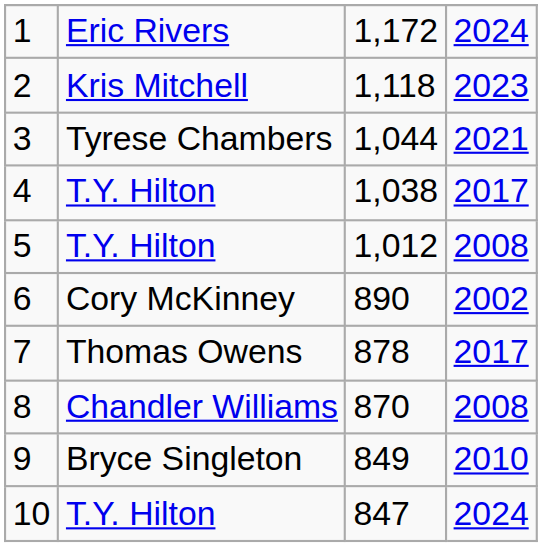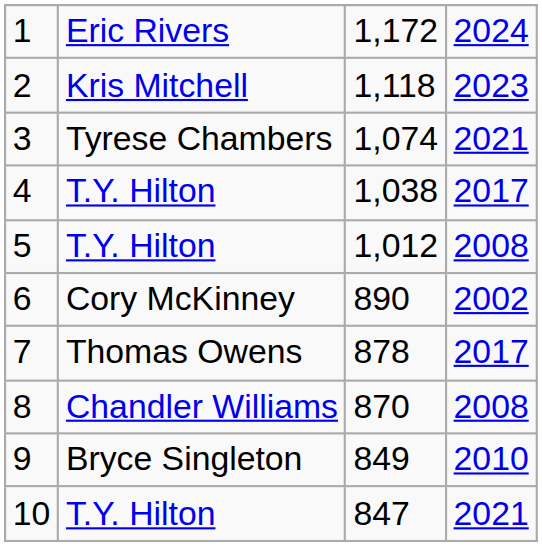(396, 138) 1,044 -> (396, 138) 1,074
(491, 513) 2024 -> (491, 513) 2021
